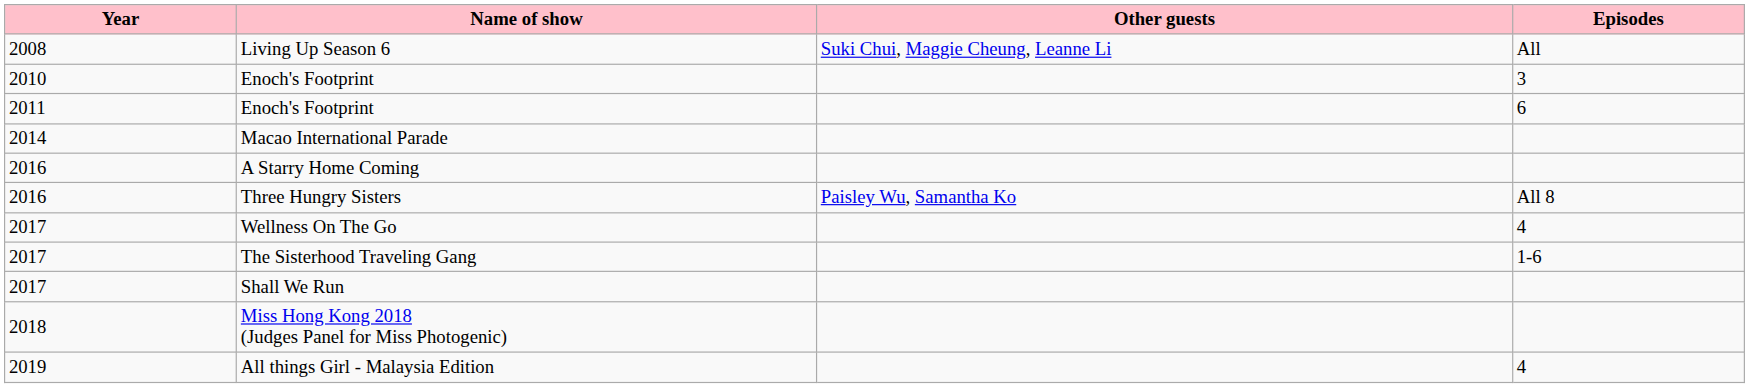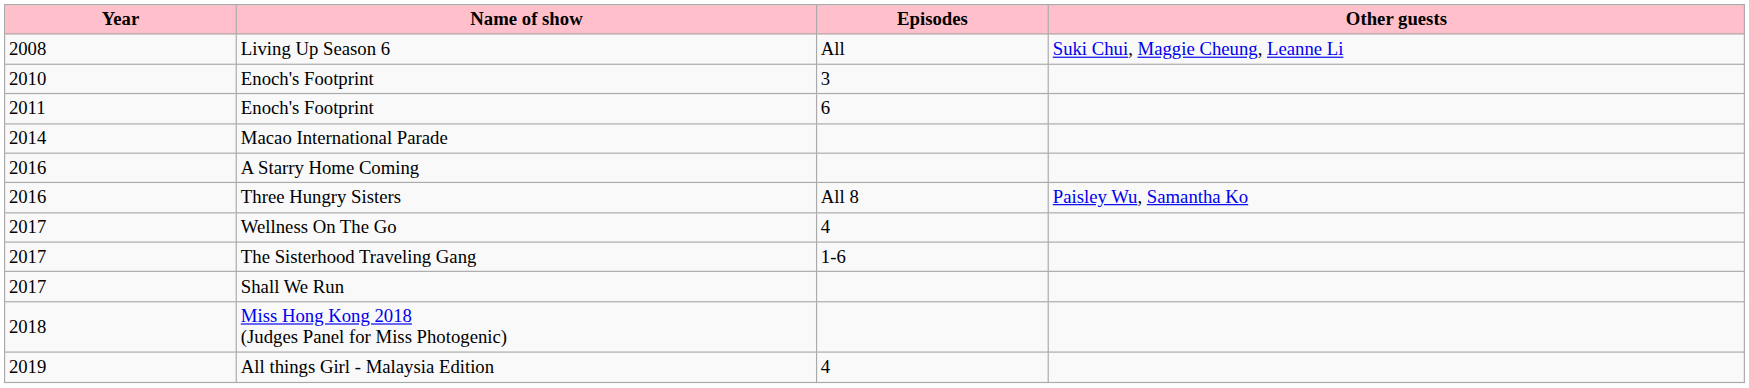columns swapped: (1628, 19) <-> (1164, 19)
